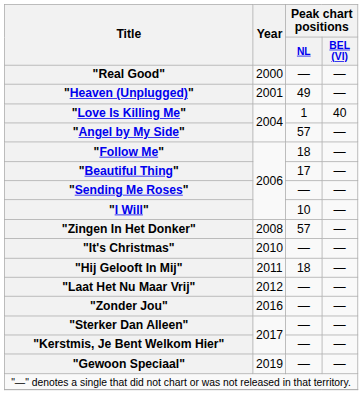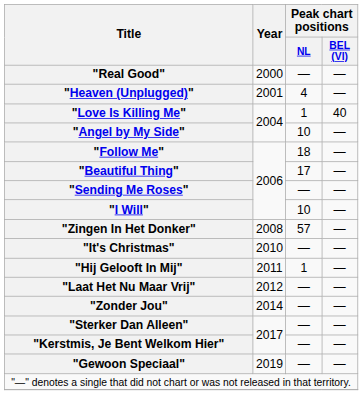(304, 94) 49 -> (304, 94) 4
(304, 132) 57 -> (304, 132) 10
(304, 267) 18 -> (304, 267) 1
(270, 306) 2016 -> (270, 306) 2014
